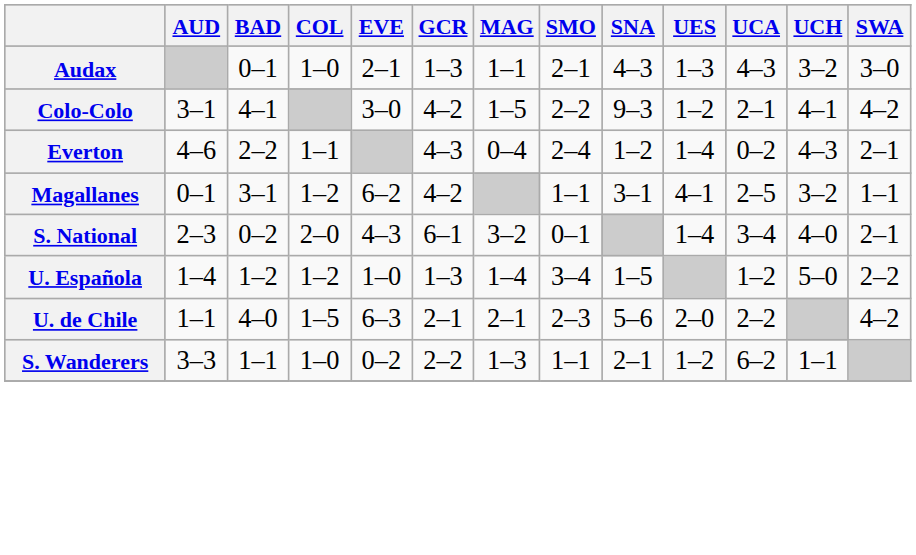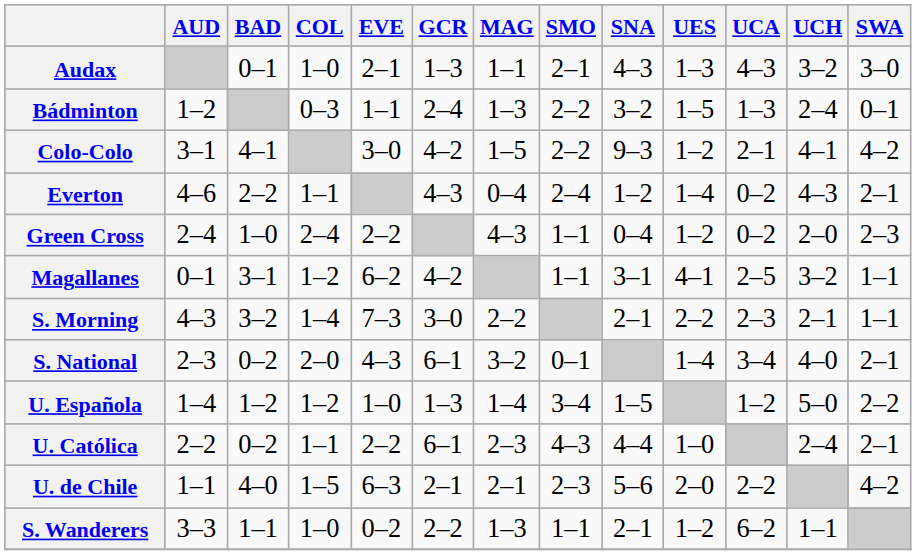+ row: (85, 110)
+ row: (85, 236)
+ row: (85, 320)
+ row: (85, 445)
